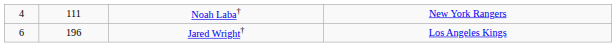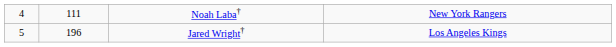(21, 33) 6 -> (21, 33) 5
